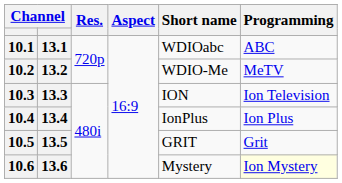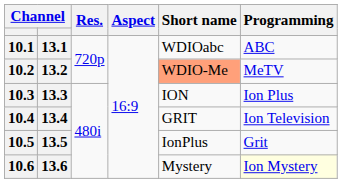(195, 71) no background -> (195, 71) lightsalmon background
(287, 94) Ion Television -> (268, 94) Ion Plus
(185, 118) IonPlus -> (179, 118) GRIT
(268, 118) Ion Plus -> (287, 118) Ion Television
(179, 142) GRIT -> (185, 142) IonPlus
